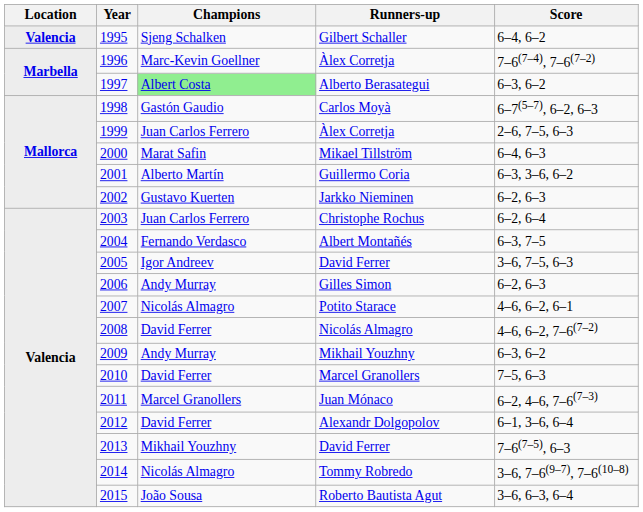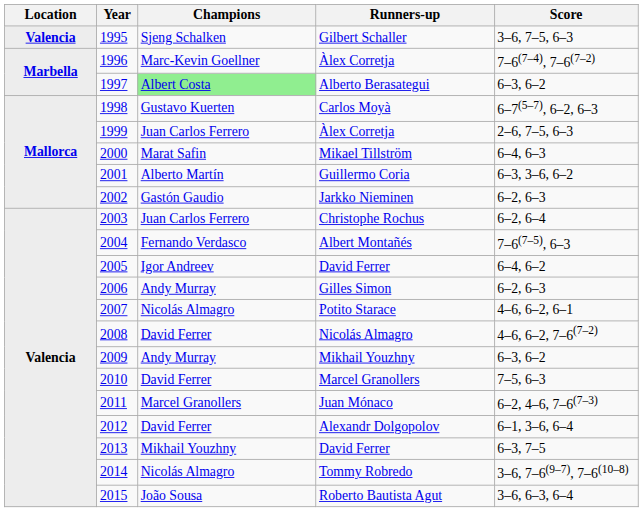(521, 37) 6–4, 6–2 -> (535, 37) 3–6, 7–5, 6–3
(182, 108) Gastón Gaudio -> (187, 108) Gustavo Kuerten
(187, 197) Gustavo Kuerten -> (182, 197) Gastón Gaudio
(521, 241) 6–3, 7–5 -> (534, 242) 7–6(7–5), 6–3
(535, 262) 3–6, 7–5, 6–3 -> (521, 266) 6–4, 6–2
(534, 446) 7–6(7–5), 6–3 -> (521, 448) 6–3, 7–5
